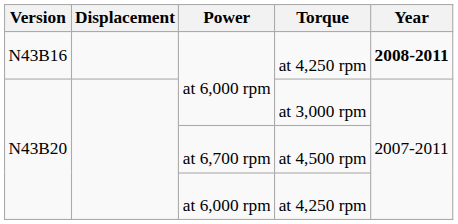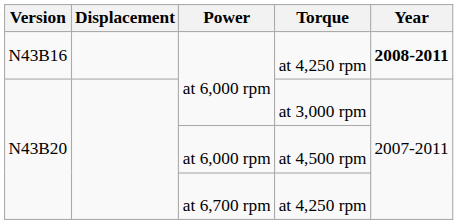(227, 158) at 6,700 rpm -> (227, 158) at 6,000 rpm
(227, 205) at 6,000 rpm -> (227, 205) at 6,700 rpm
